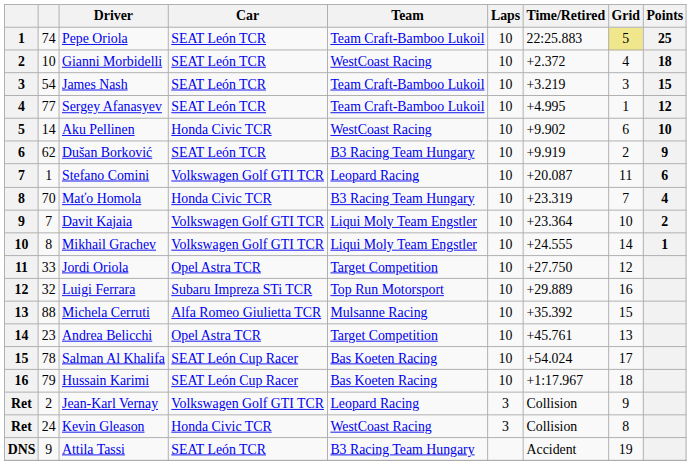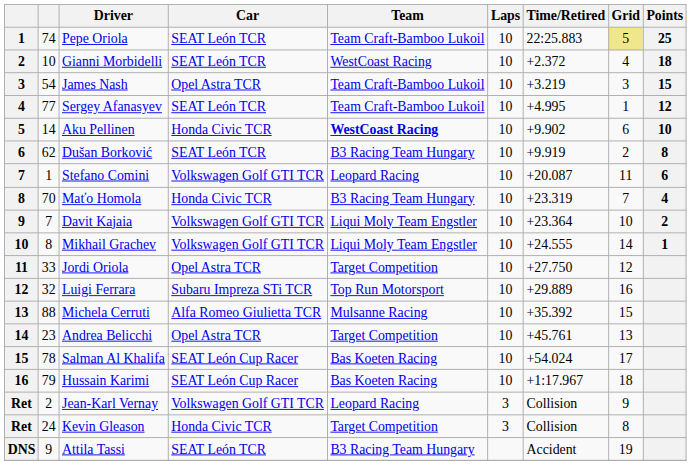(219, 84) SEAT León TCR -> (216, 84) Opel Astra TCR
(381, 130) normal -> (384, 130) bold
(665, 152) 9 -> (665, 152) 8
(381, 426) WestCoast Racing -> (384, 426) Target Competition
